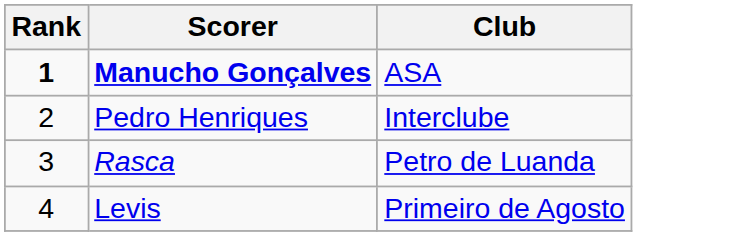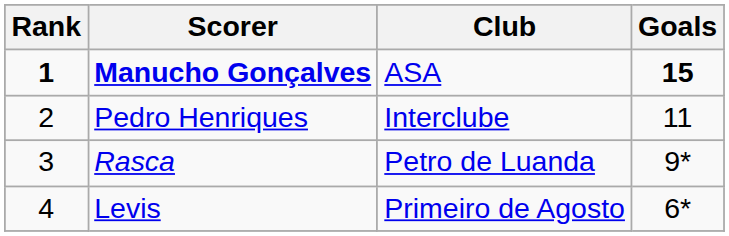+ column: (678, 27)
